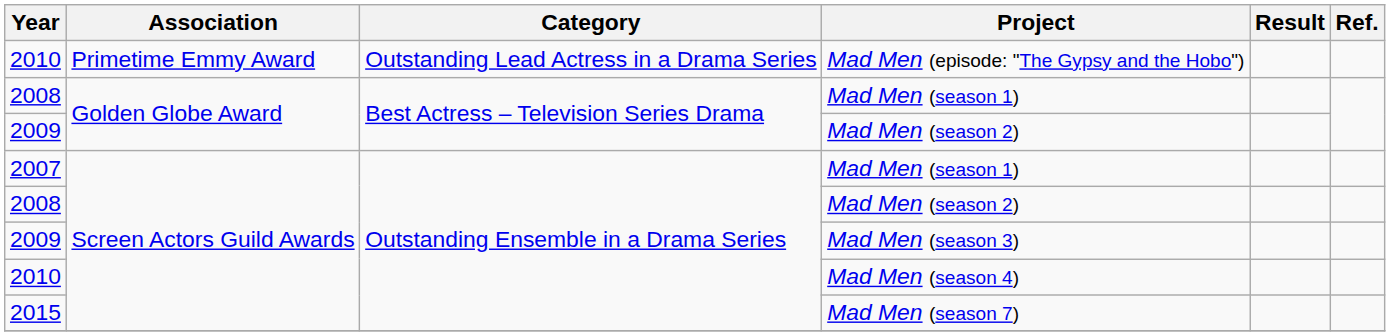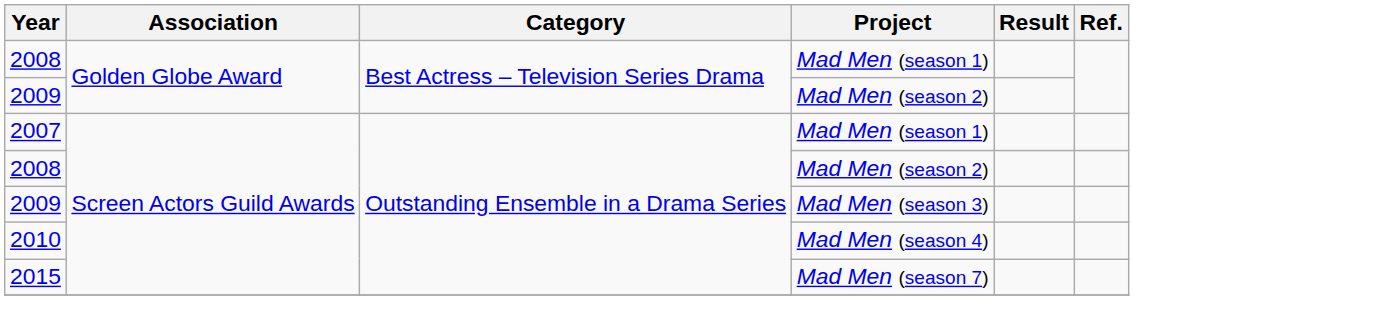- row: (35, 58)
